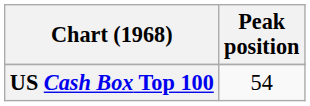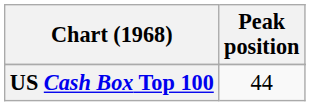(262, 82) 54 -> (262, 82) 44
